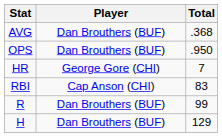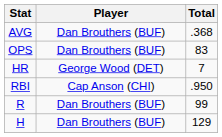(202, 50) .950 -> (202, 50) 83
(111, 68) George Gore (CHI) -> (111, 68) George Wood (DET)
(202, 86) 83 -> (202, 86) .950
